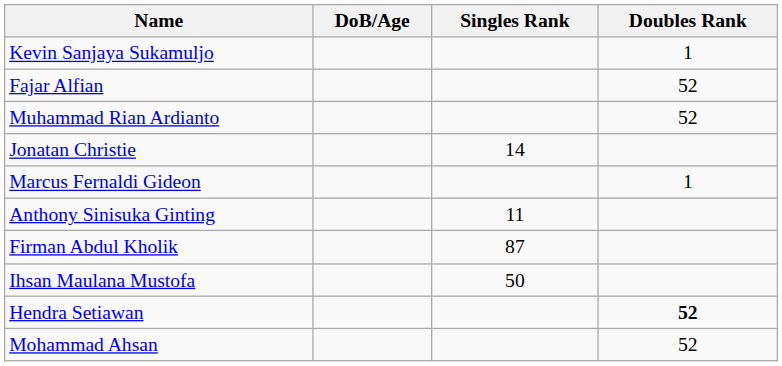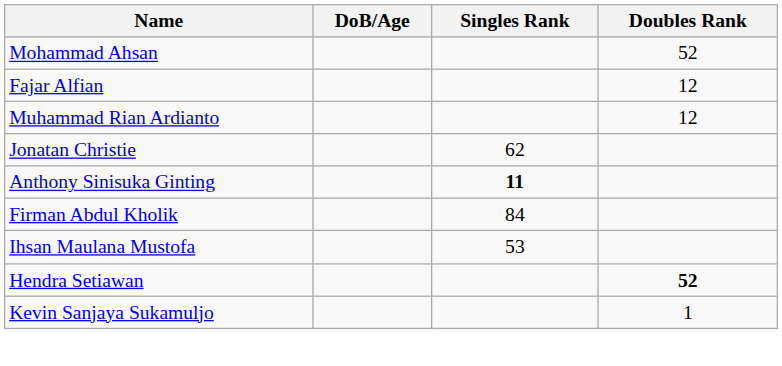rows swapped: (83, 344) <-> (112, 53)
(688, 85) 52 -> (688, 85) 12
(688, 117) 52 -> (688, 117) 12
(515, 150) 14 -> (515, 150) 62
- row: (105, 182)
(515, 214) normal -> (515, 182) bold
(515, 247) 87 -> (515, 214) 84
(515, 279) 50 -> (515, 247) 53
